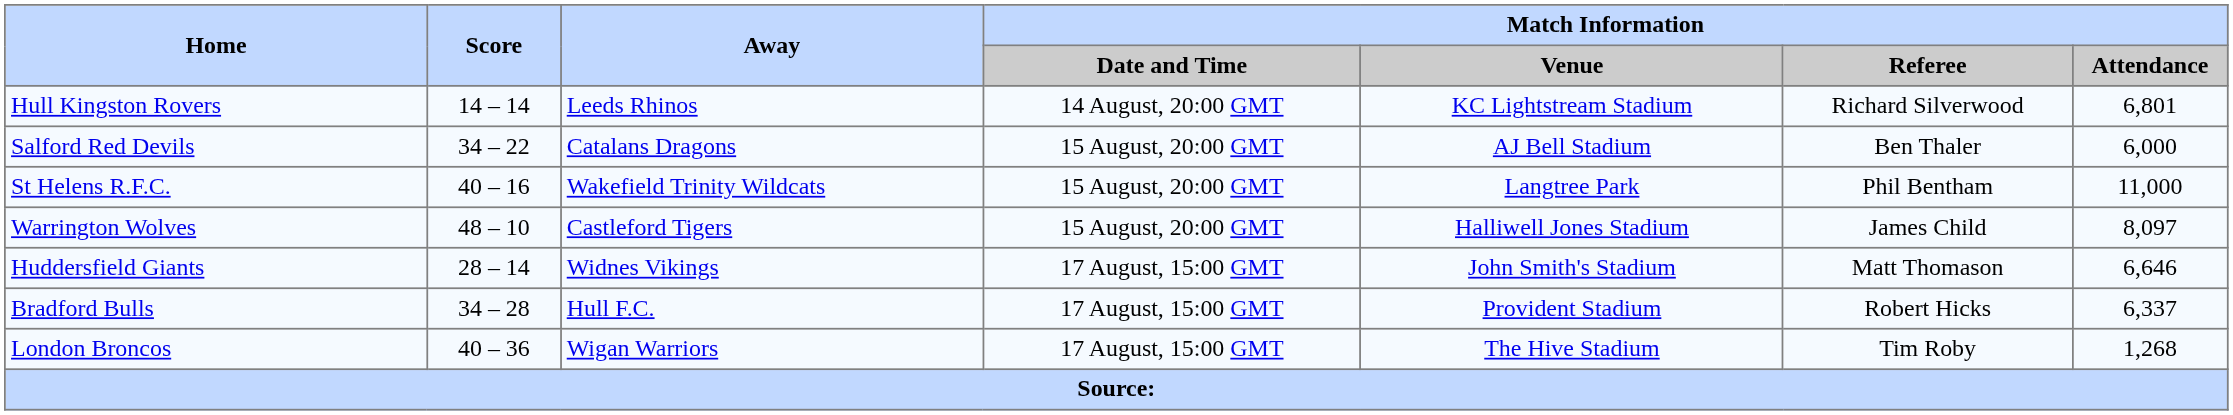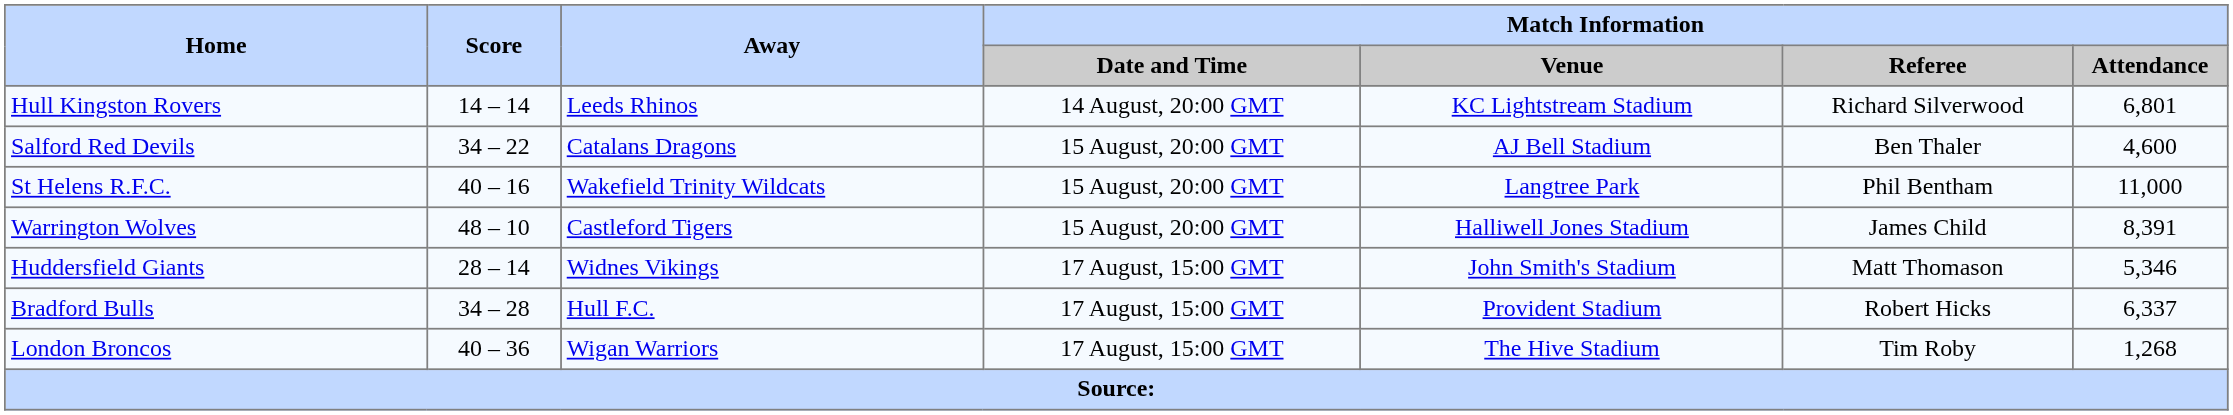(2150, 146) 6,000 -> (2150, 146) 4,600
(2150, 227) 8,097 -> (2150, 227) 8,391
(2150, 267) 6,646 -> (2150, 267) 5,346
